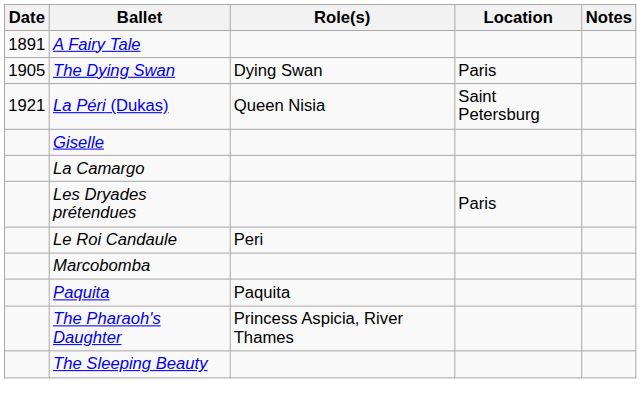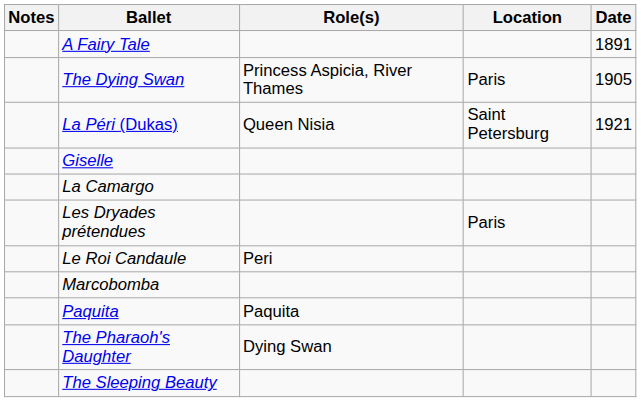columns swapped: (27, 17) <-> (609, 17)
(278, 70) Dying Swan -> (328, 79) Princess Aspicia, River Thames
(318, 328) Princess Aspicia, River Thames -> (287, 347) Dying Swan
